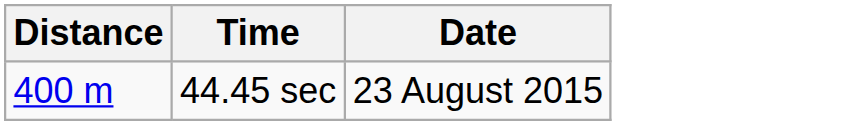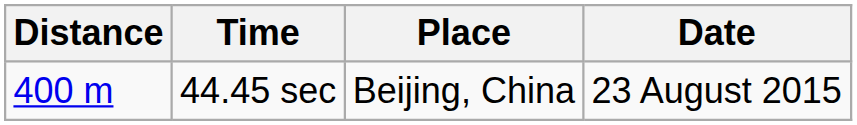+ column: (464, 33)
